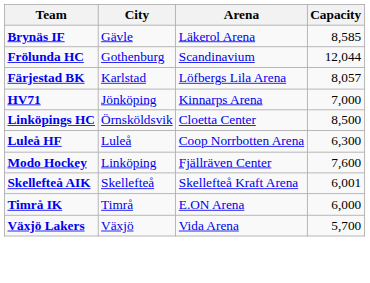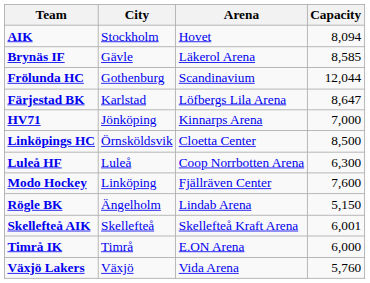+ row: (20, 36)
(346, 78) 8,057 -> (346, 99) 8,647
+ row: (35, 204)
(346, 225) 5,700 -> (346, 267) 5,760
